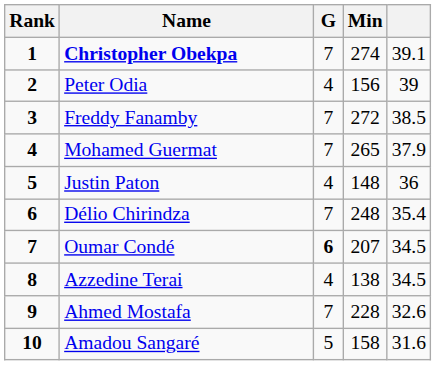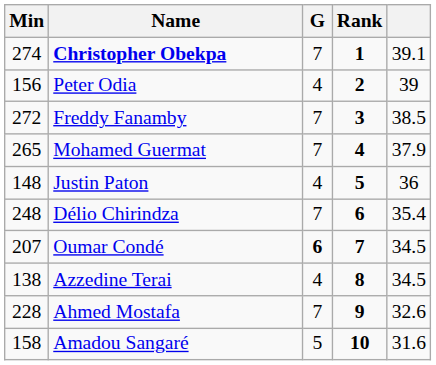columns swapped: (32, 21) <-> (365, 21)
